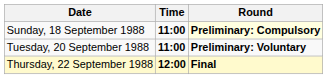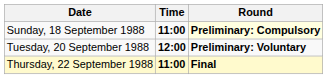(172, 47) 11:00 -> (172, 47) 12:00
(172, 64) 12:00 -> (172, 64) 11:00
